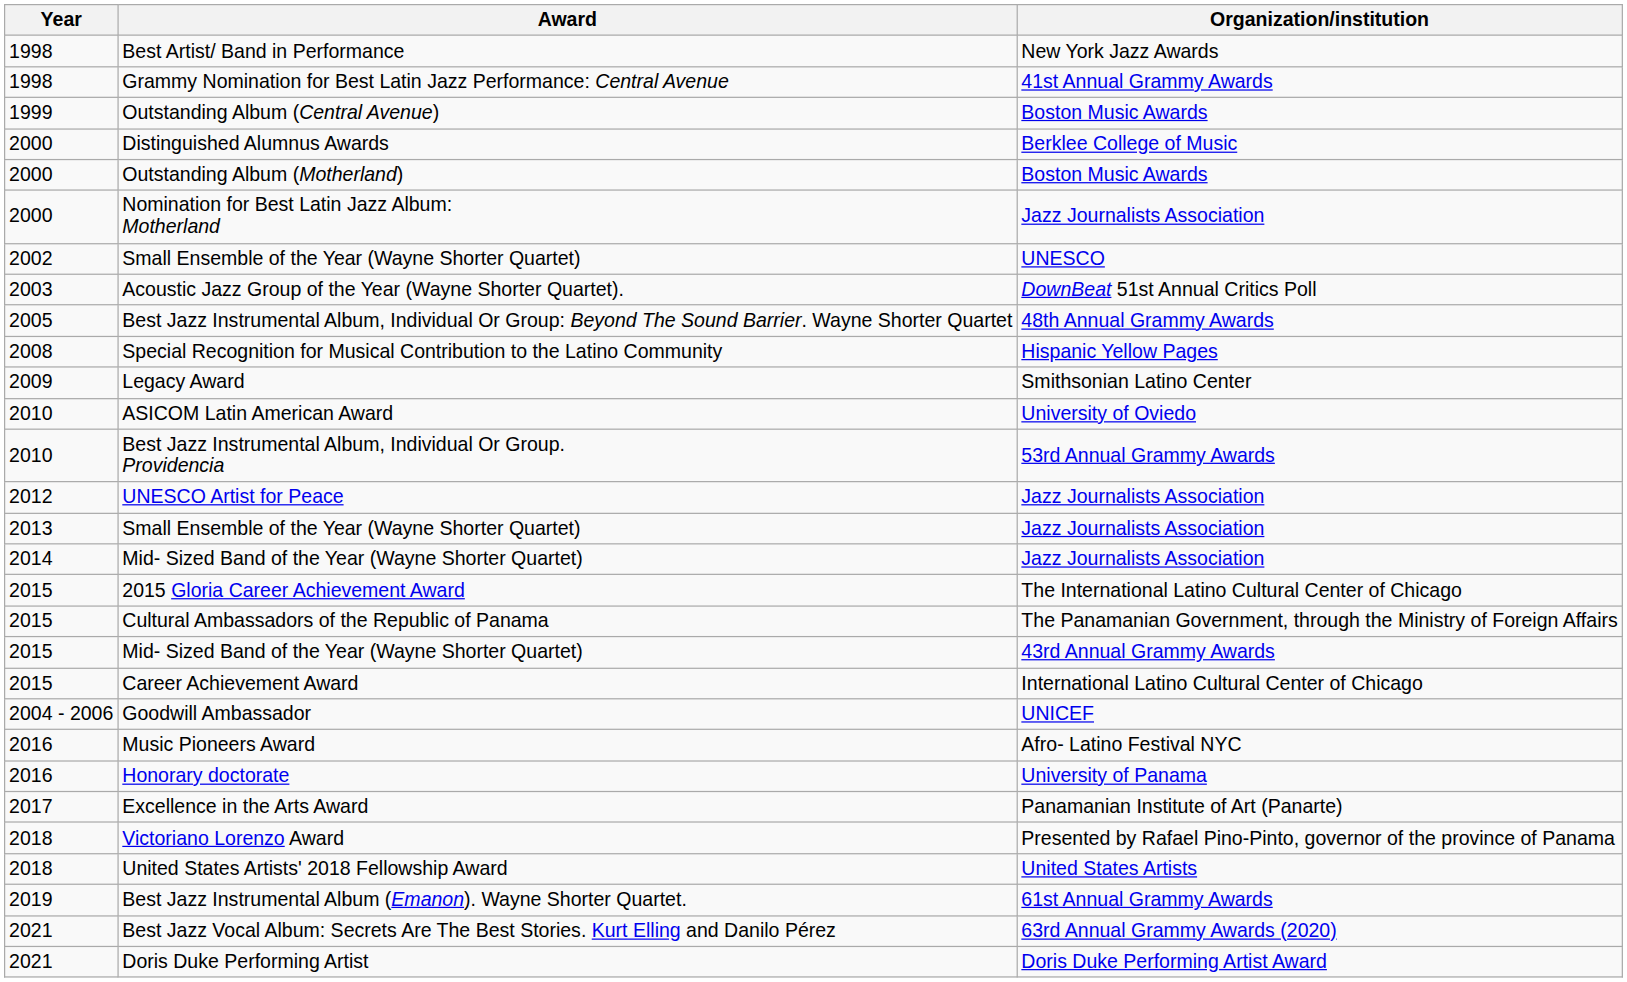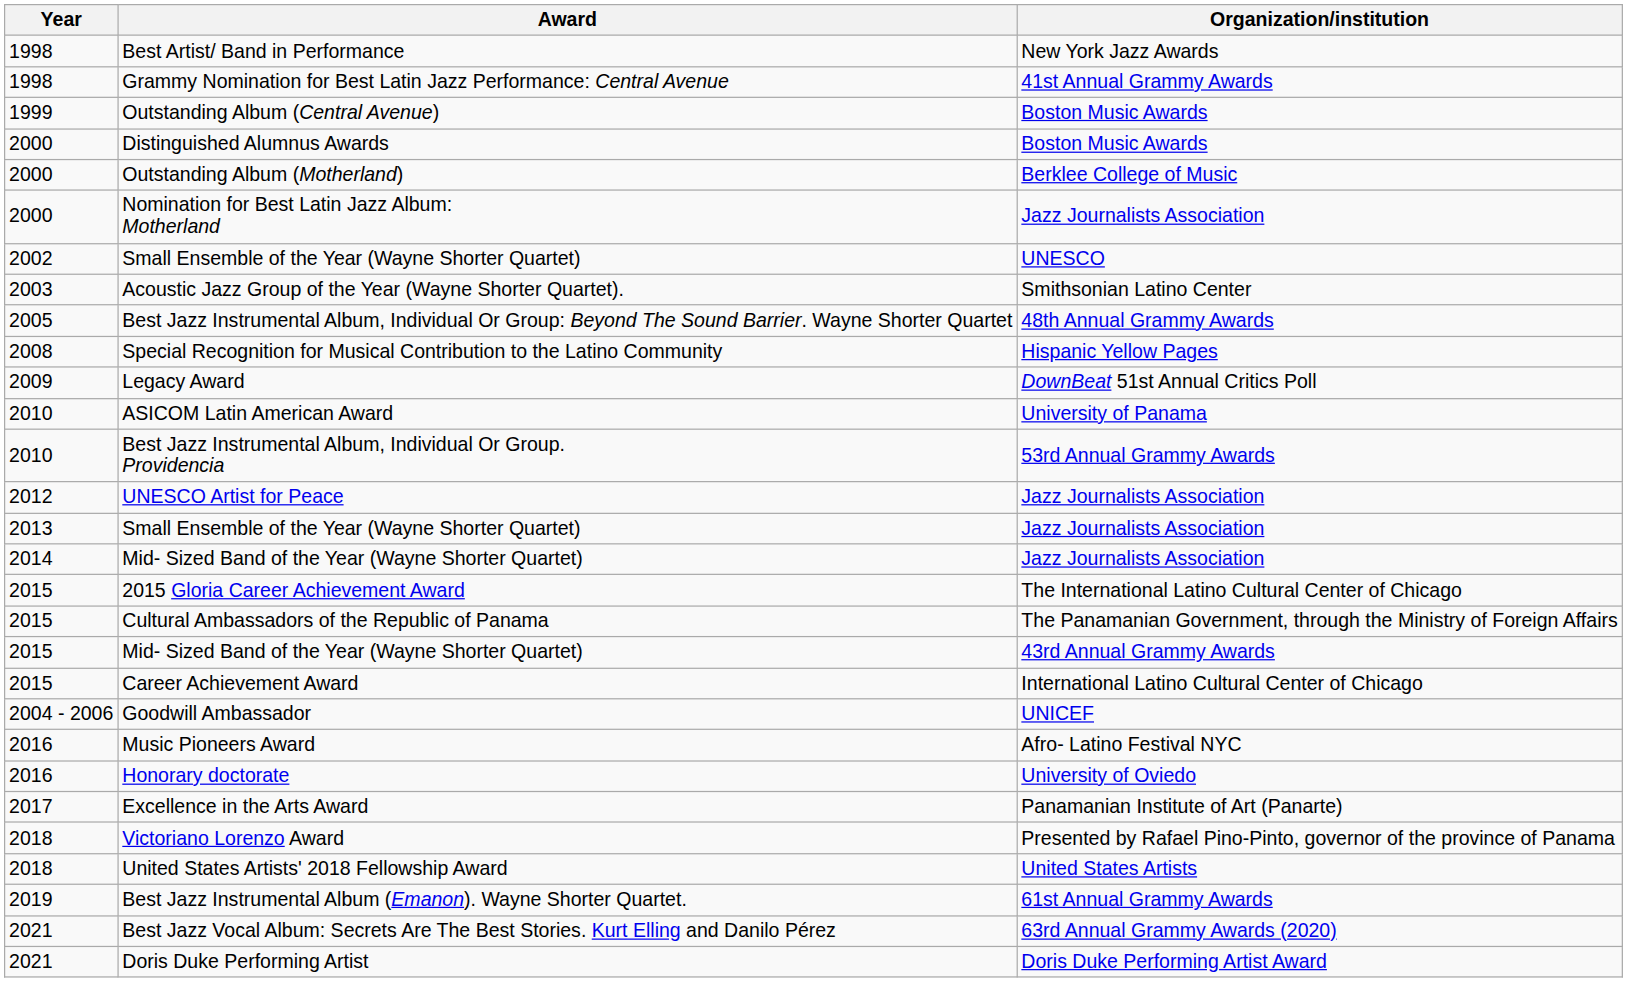(1129, 143) Berklee College of Music -> (1114, 143) Boston Music Awards
(1114, 174) Boston Music Awards -> (1129, 174) Berklee College of Music
(1169, 289) DownBeat 51st Annual Critics Poll -> (1136, 289) Smithsonian Latino Center
(1136, 382) Smithsonian Latino Center -> (1169, 382) DownBeat 51st Annual Critics Poll
(1109, 413) University of Oviedo -> (1114, 413) University of Panama
(1114, 775) University of Panama -> (1109, 775) University of Oviedo
